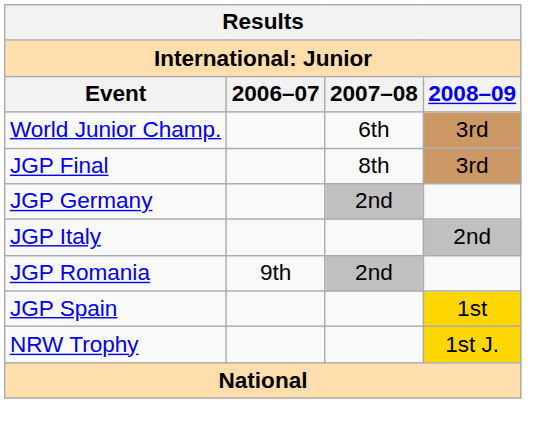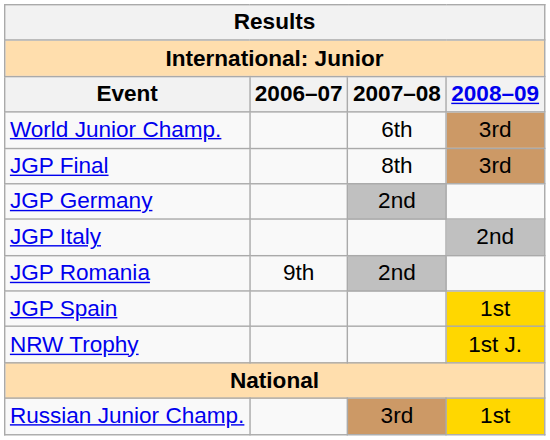+ row: (127, 415)
